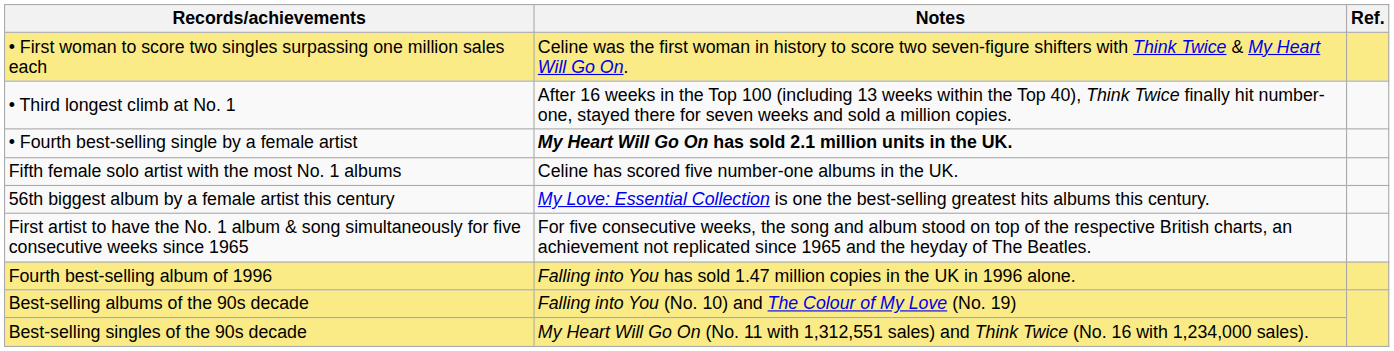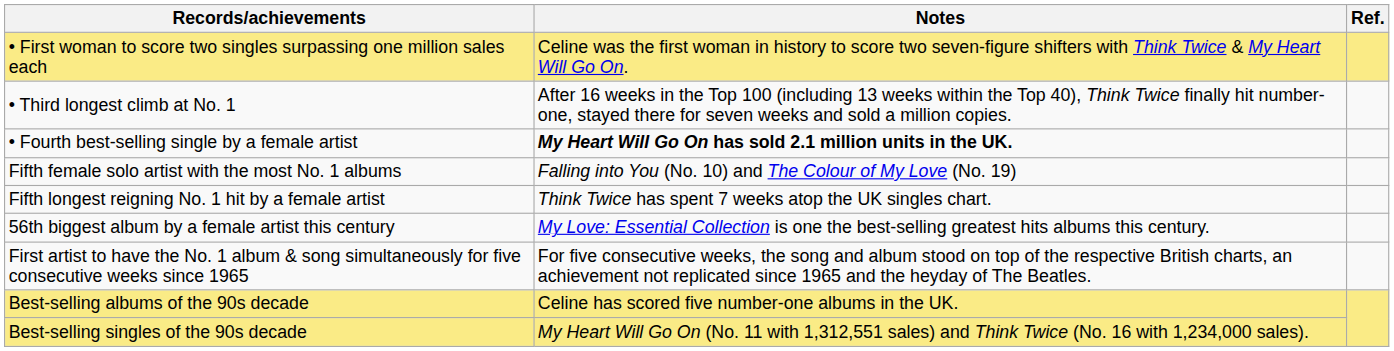(748, 171) Celine has scored five number-one albums in the UK. -> (777, 171) Falling into You (No. 10) and The Colour of My Love (No. 19)
+ row: (197, 199)
- row: (140, 275)
(777, 303) Falling into You (No. 10) and The Colour of My Love (No. 19) -> (748, 303) Celine has scored five number-one albums in the UK.
